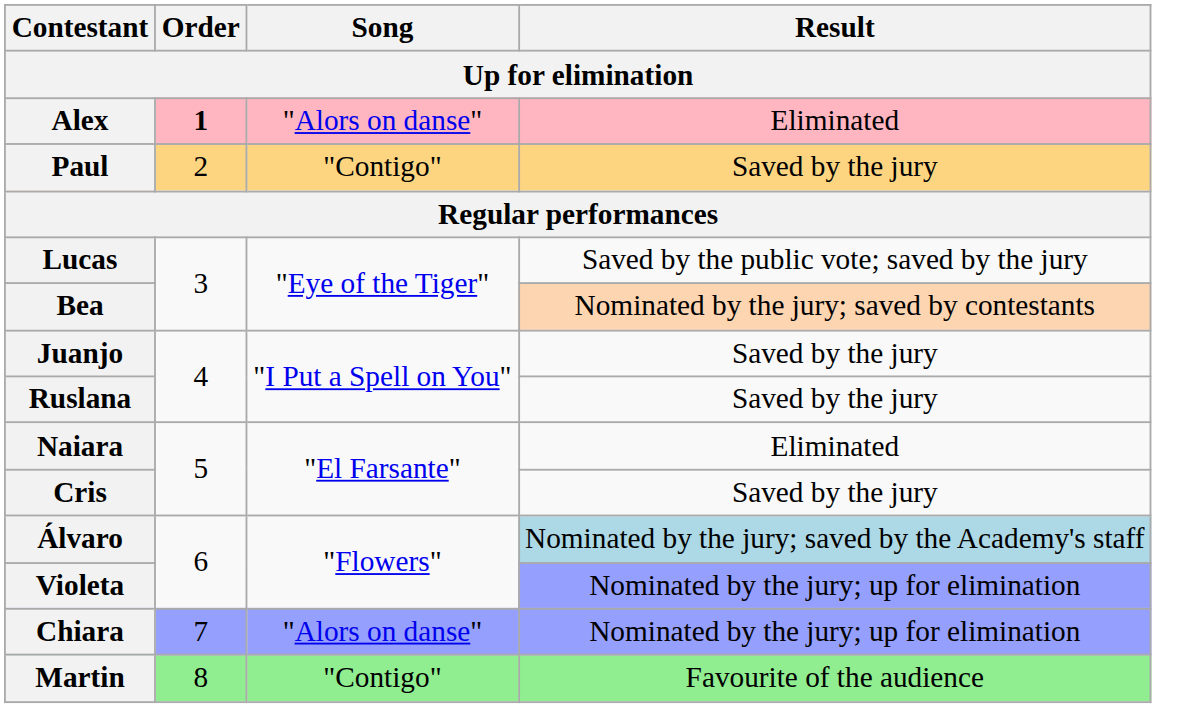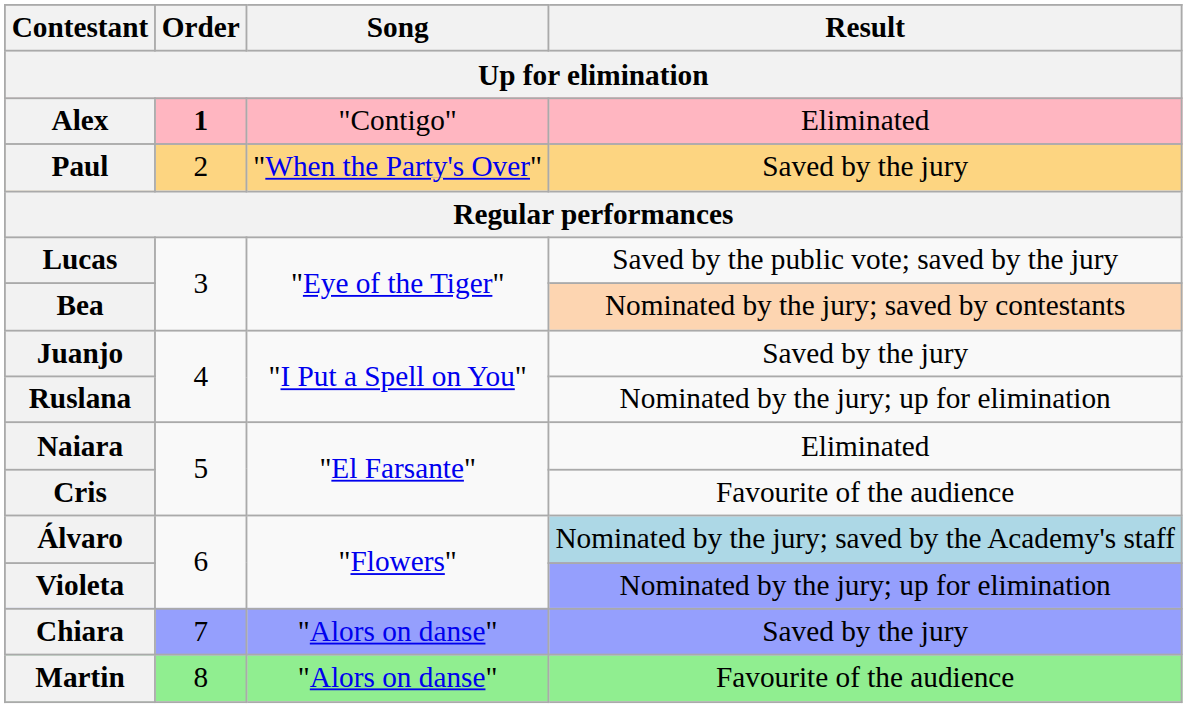(382, 120) "Alors on danse" -> (398, 120) "Contigo"
(382, 167) "Contigo" -> (398, 167) "When the Party's Over"
(835, 399) Saved by the jury -> (865, 399) Nominated by the jury; up for elimination
(835, 492) Saved by the jury -> (865, 492) Favourite of the audience
(835, 631) Nominated by the jury; up for elimination -> (865, 631) Saved by the jury
(382, 677) "Contigo" -> (398, 677) "Alors on danse"
